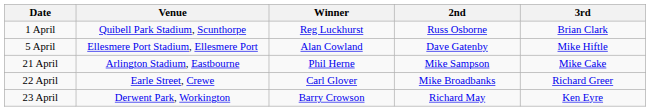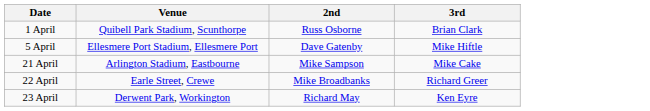- column: (332, 13)
